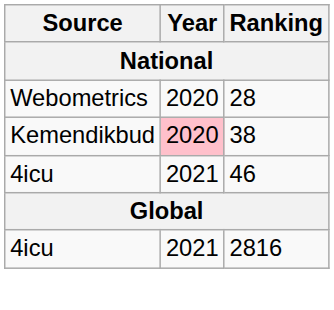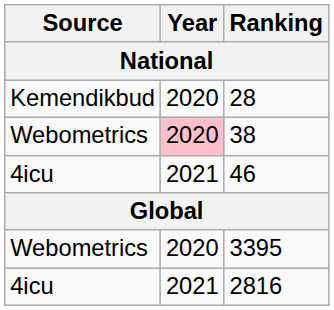(79, 98) Webometrics -> (83, 98) Kemendikbud
(83, 135) Kemendikbud -> (79, 135) Webometrics
+ row: (256, 248)
